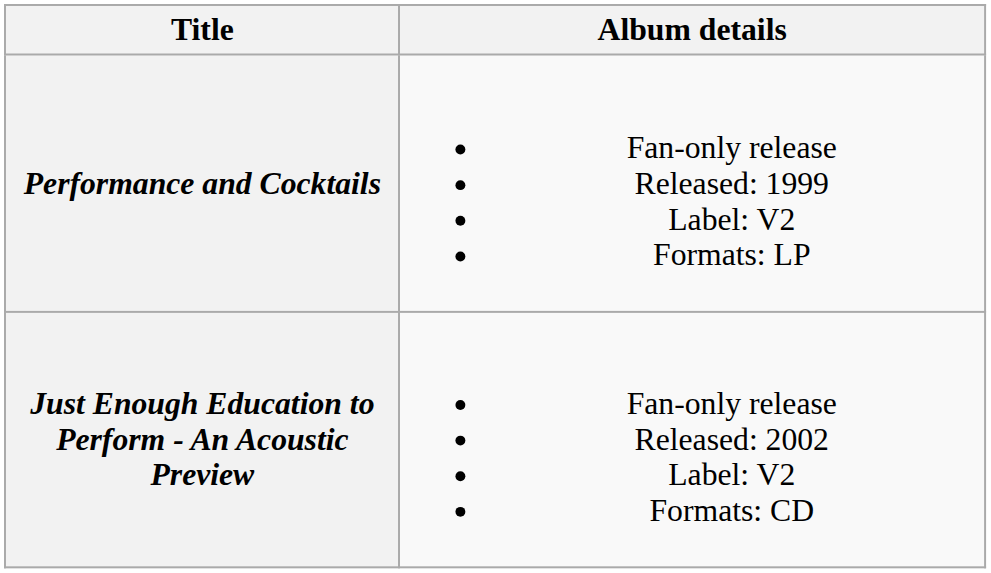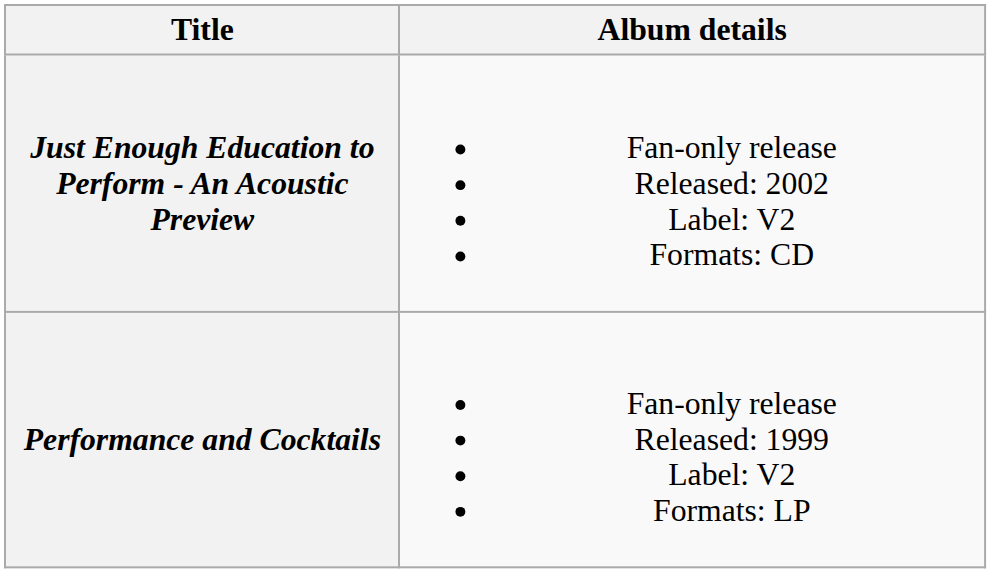rows swapped: (202, 182) <-> (202, 438)
